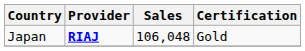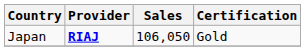(163, 36) 106,048 -> (163, 36) 106,050
